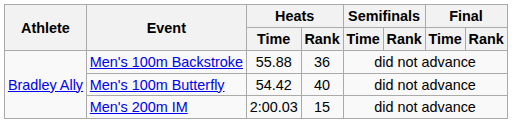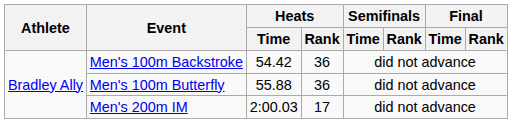(274, 62) 55.88 -> (274, 62) 54.42
(274, 85) 54.42 -> (274, 85) 55.88
(322, 85) 40 -> (322, 85) 36
(322, 107) 15 -> (322, 107) 17
